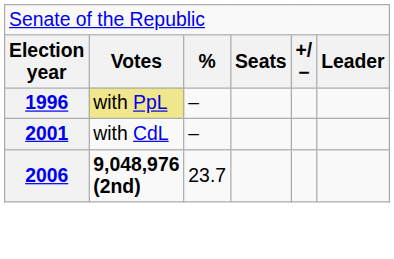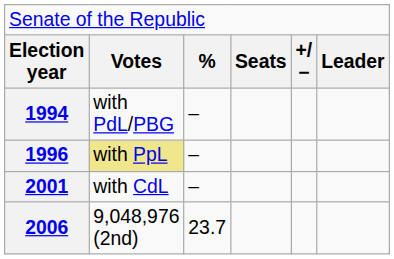+ row: (47, 113)
(136, 175) bold -> (136, 227) normal
